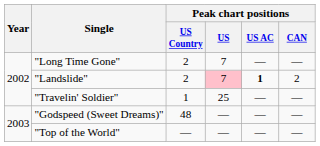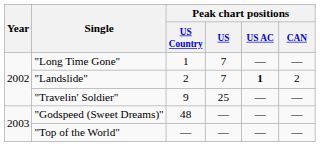(186, 61) 2 -> (186, 61) 1
(223, 79) pink background -> (223, 79) no background
(186, 97) 1 -> (186, 97) 9
